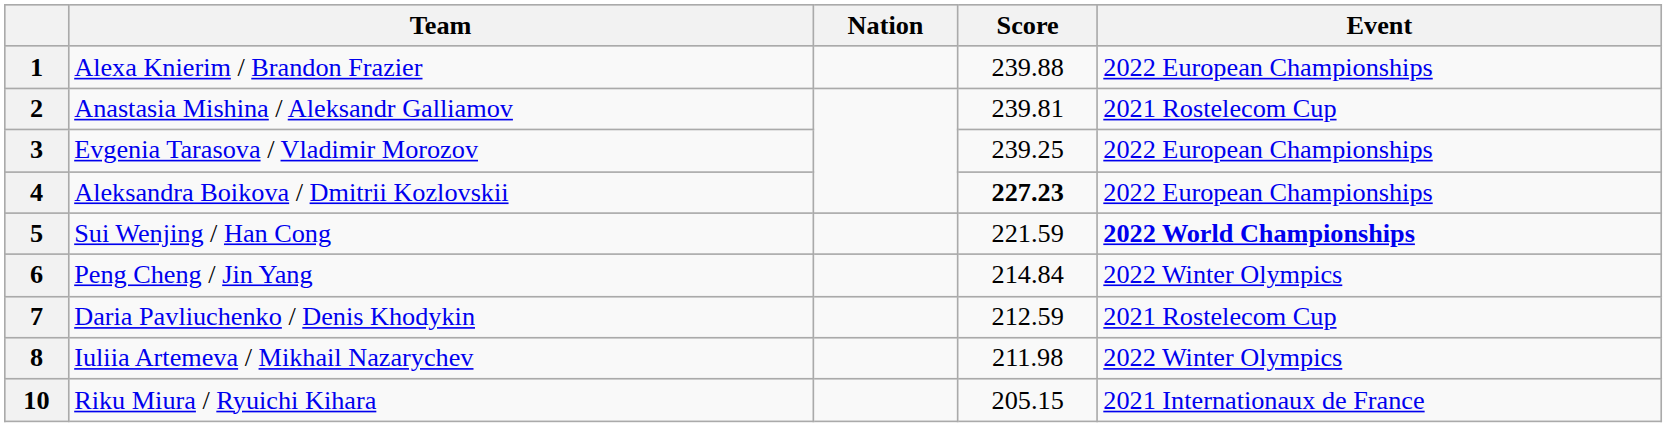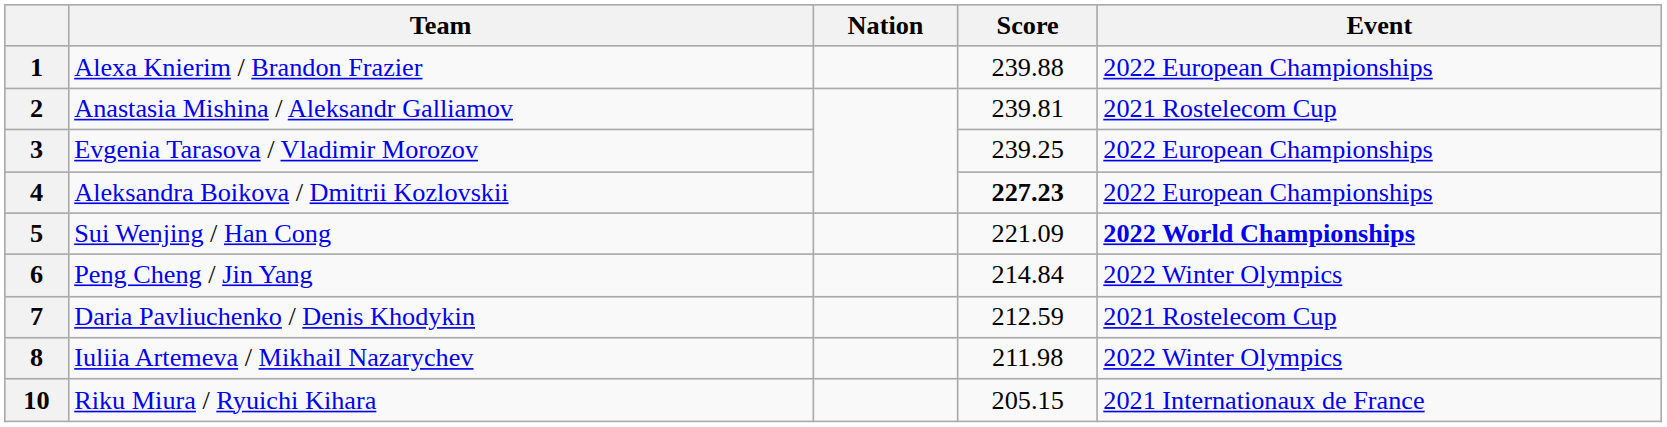(1028, 233) 221.59 -> (1028, 233) 221.09
